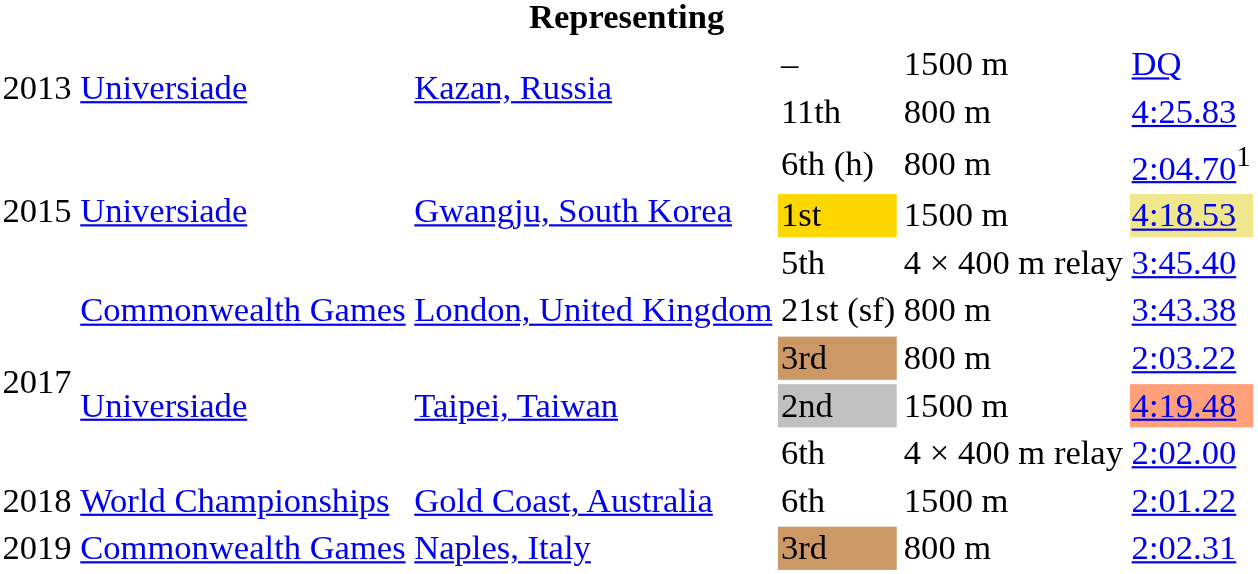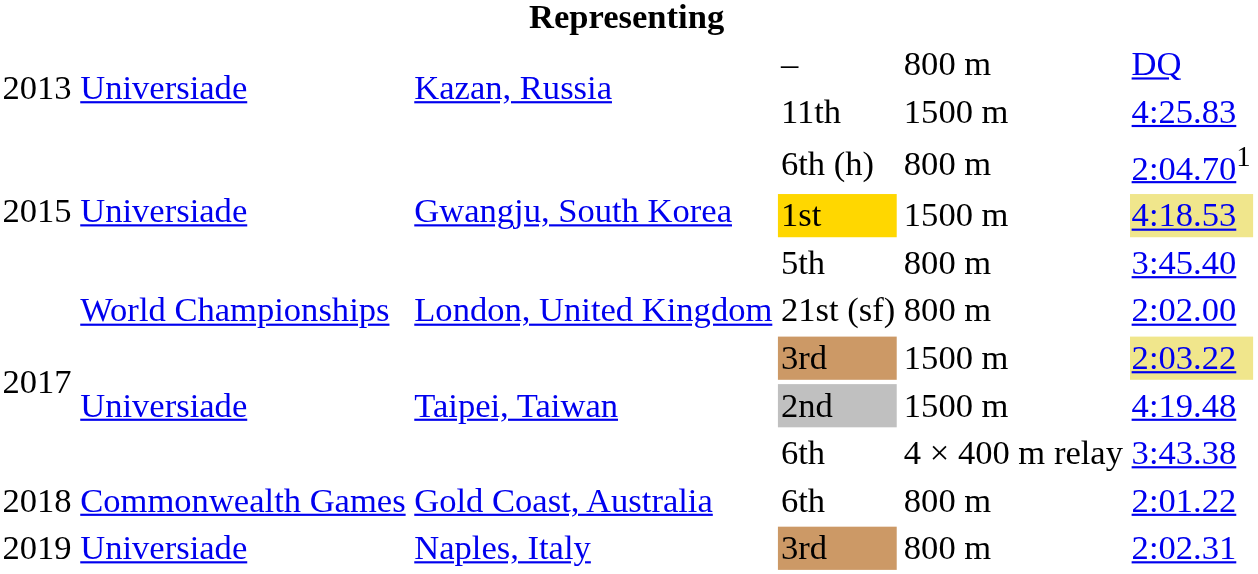(956, 63) 1500 m -> (948, 63) 800 m
(948, 111) 800 m -> (956, 111) 1500 m
(1013, 263) 4 × 400 m relay -> (948, 263) 800 m
(243, 310) Commonwealth Games -> (235, 310) World Championships
(1184, 310) 3:43.38 -> (1184, 310) 2:02.00
(948, 358) 800 m -> (956, 358) 1500 m
(1184, 358) no background -> (1184, 358) khaki background
(1184, 405) lightsalmon background -> (1184, 405) no background
(1184, 453) 2:02.00 -> (1184, 453) 3:43.38
(235, 500) World Championships -> (243, 500) Commonwealth Games
(956, 500) 1500 m -> (948, 500) 800 m
(243, 548) Commonwealth Games -> (164, 548) Universiade
